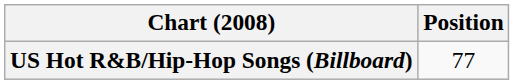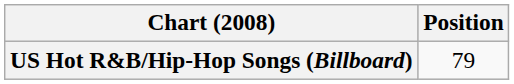(464, 60) 77 -> (464, 60) 79
